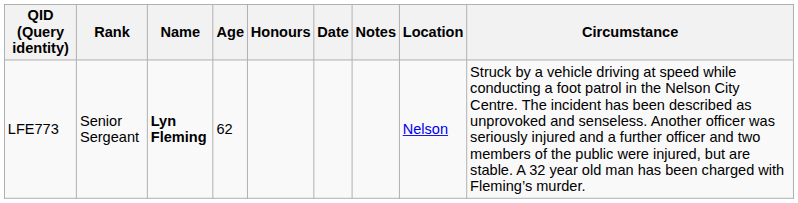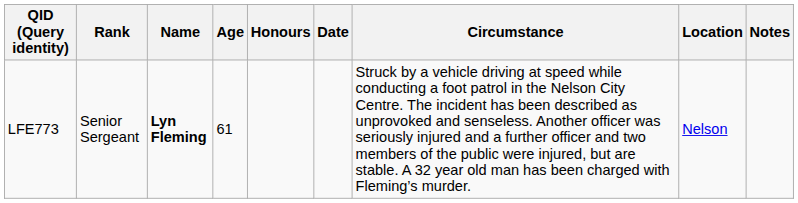columns swapped: (630, 32) <-> (376, 32)
(225, 129) 62 -> (225, 129) 61
